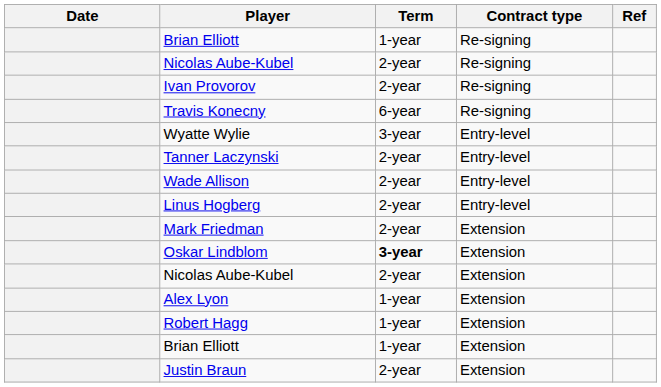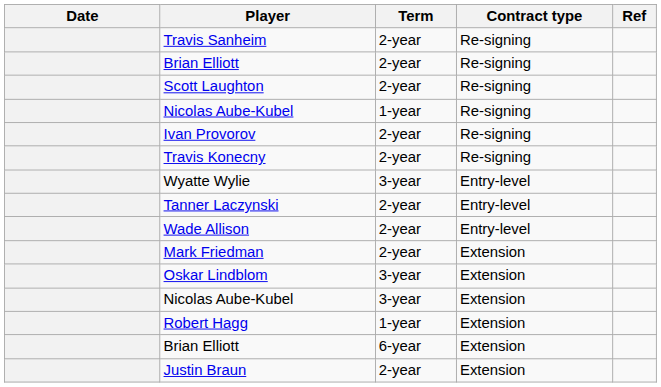+ row: (215, 39)
(400, 39) 1-year -> (400, 63) 2-year
+ row: (214, 87)
(400, 63) 2-year -> (400, 110) 1-year
(400, 110) 6-year -> (400, 157) 2-year
- row: (212, 205)
(401, 252) bold -> (400, 275) normal
(400, 275) 2-year -> (400, 299) 3-year
- row: (196, 299)
(400, 346) 1-year -> (400, 346) 6-year
